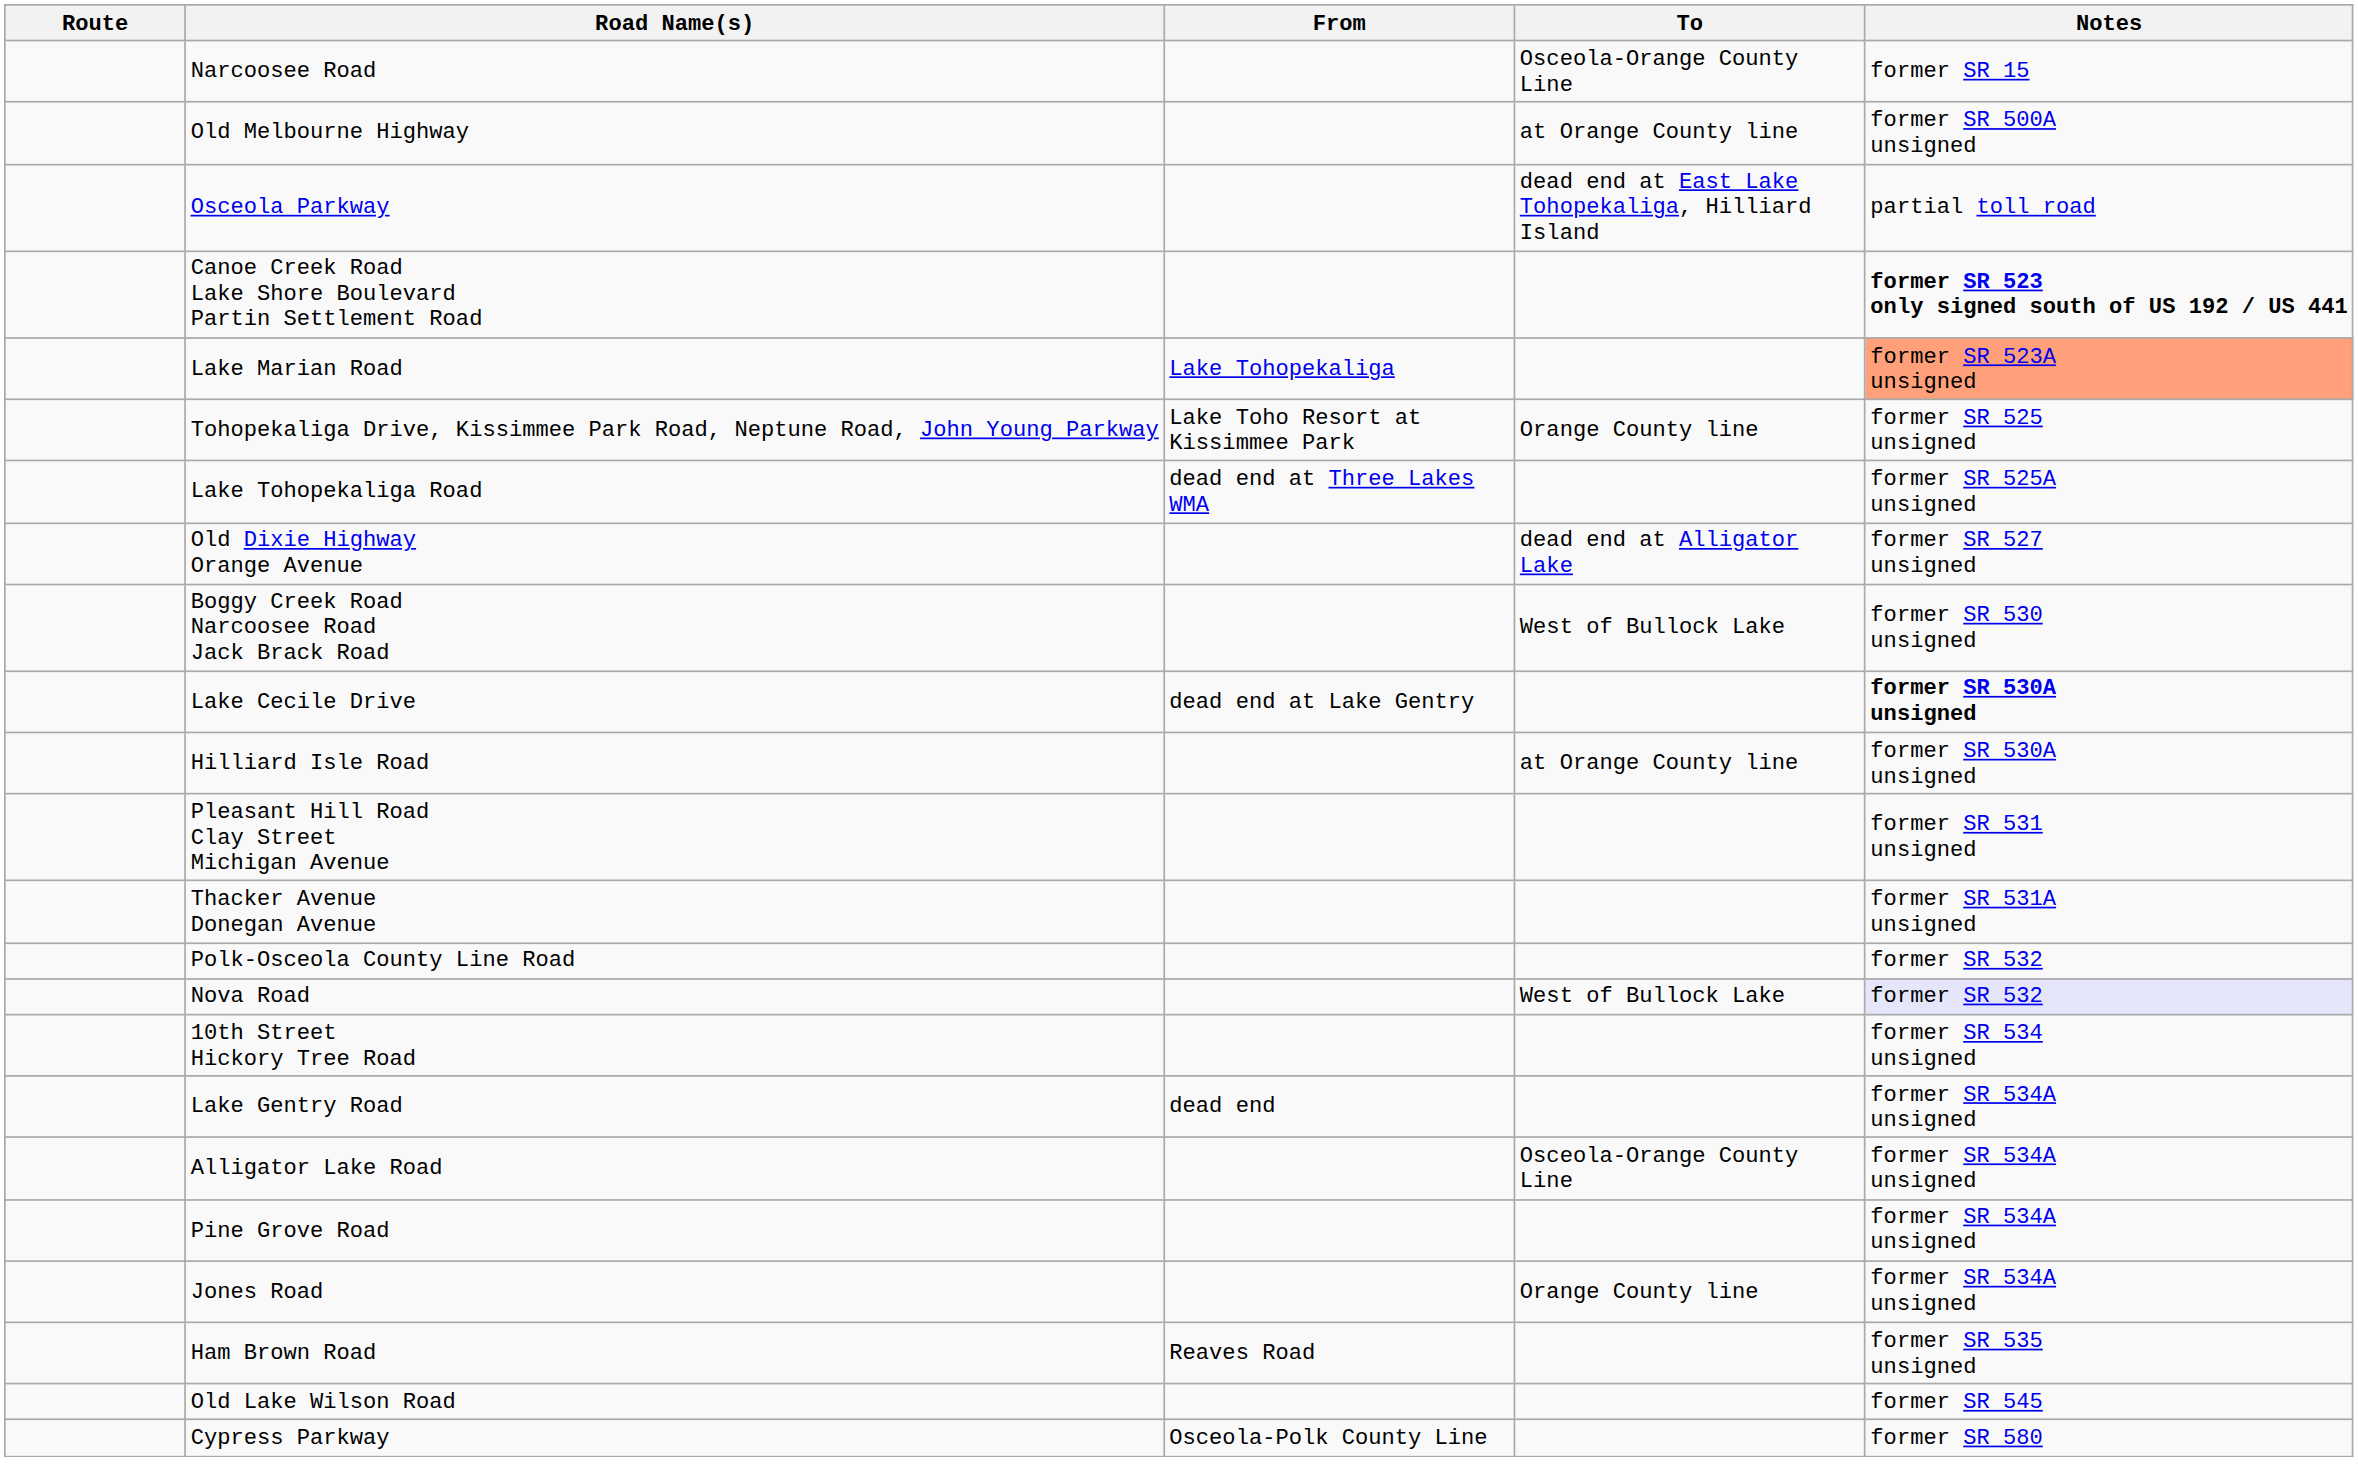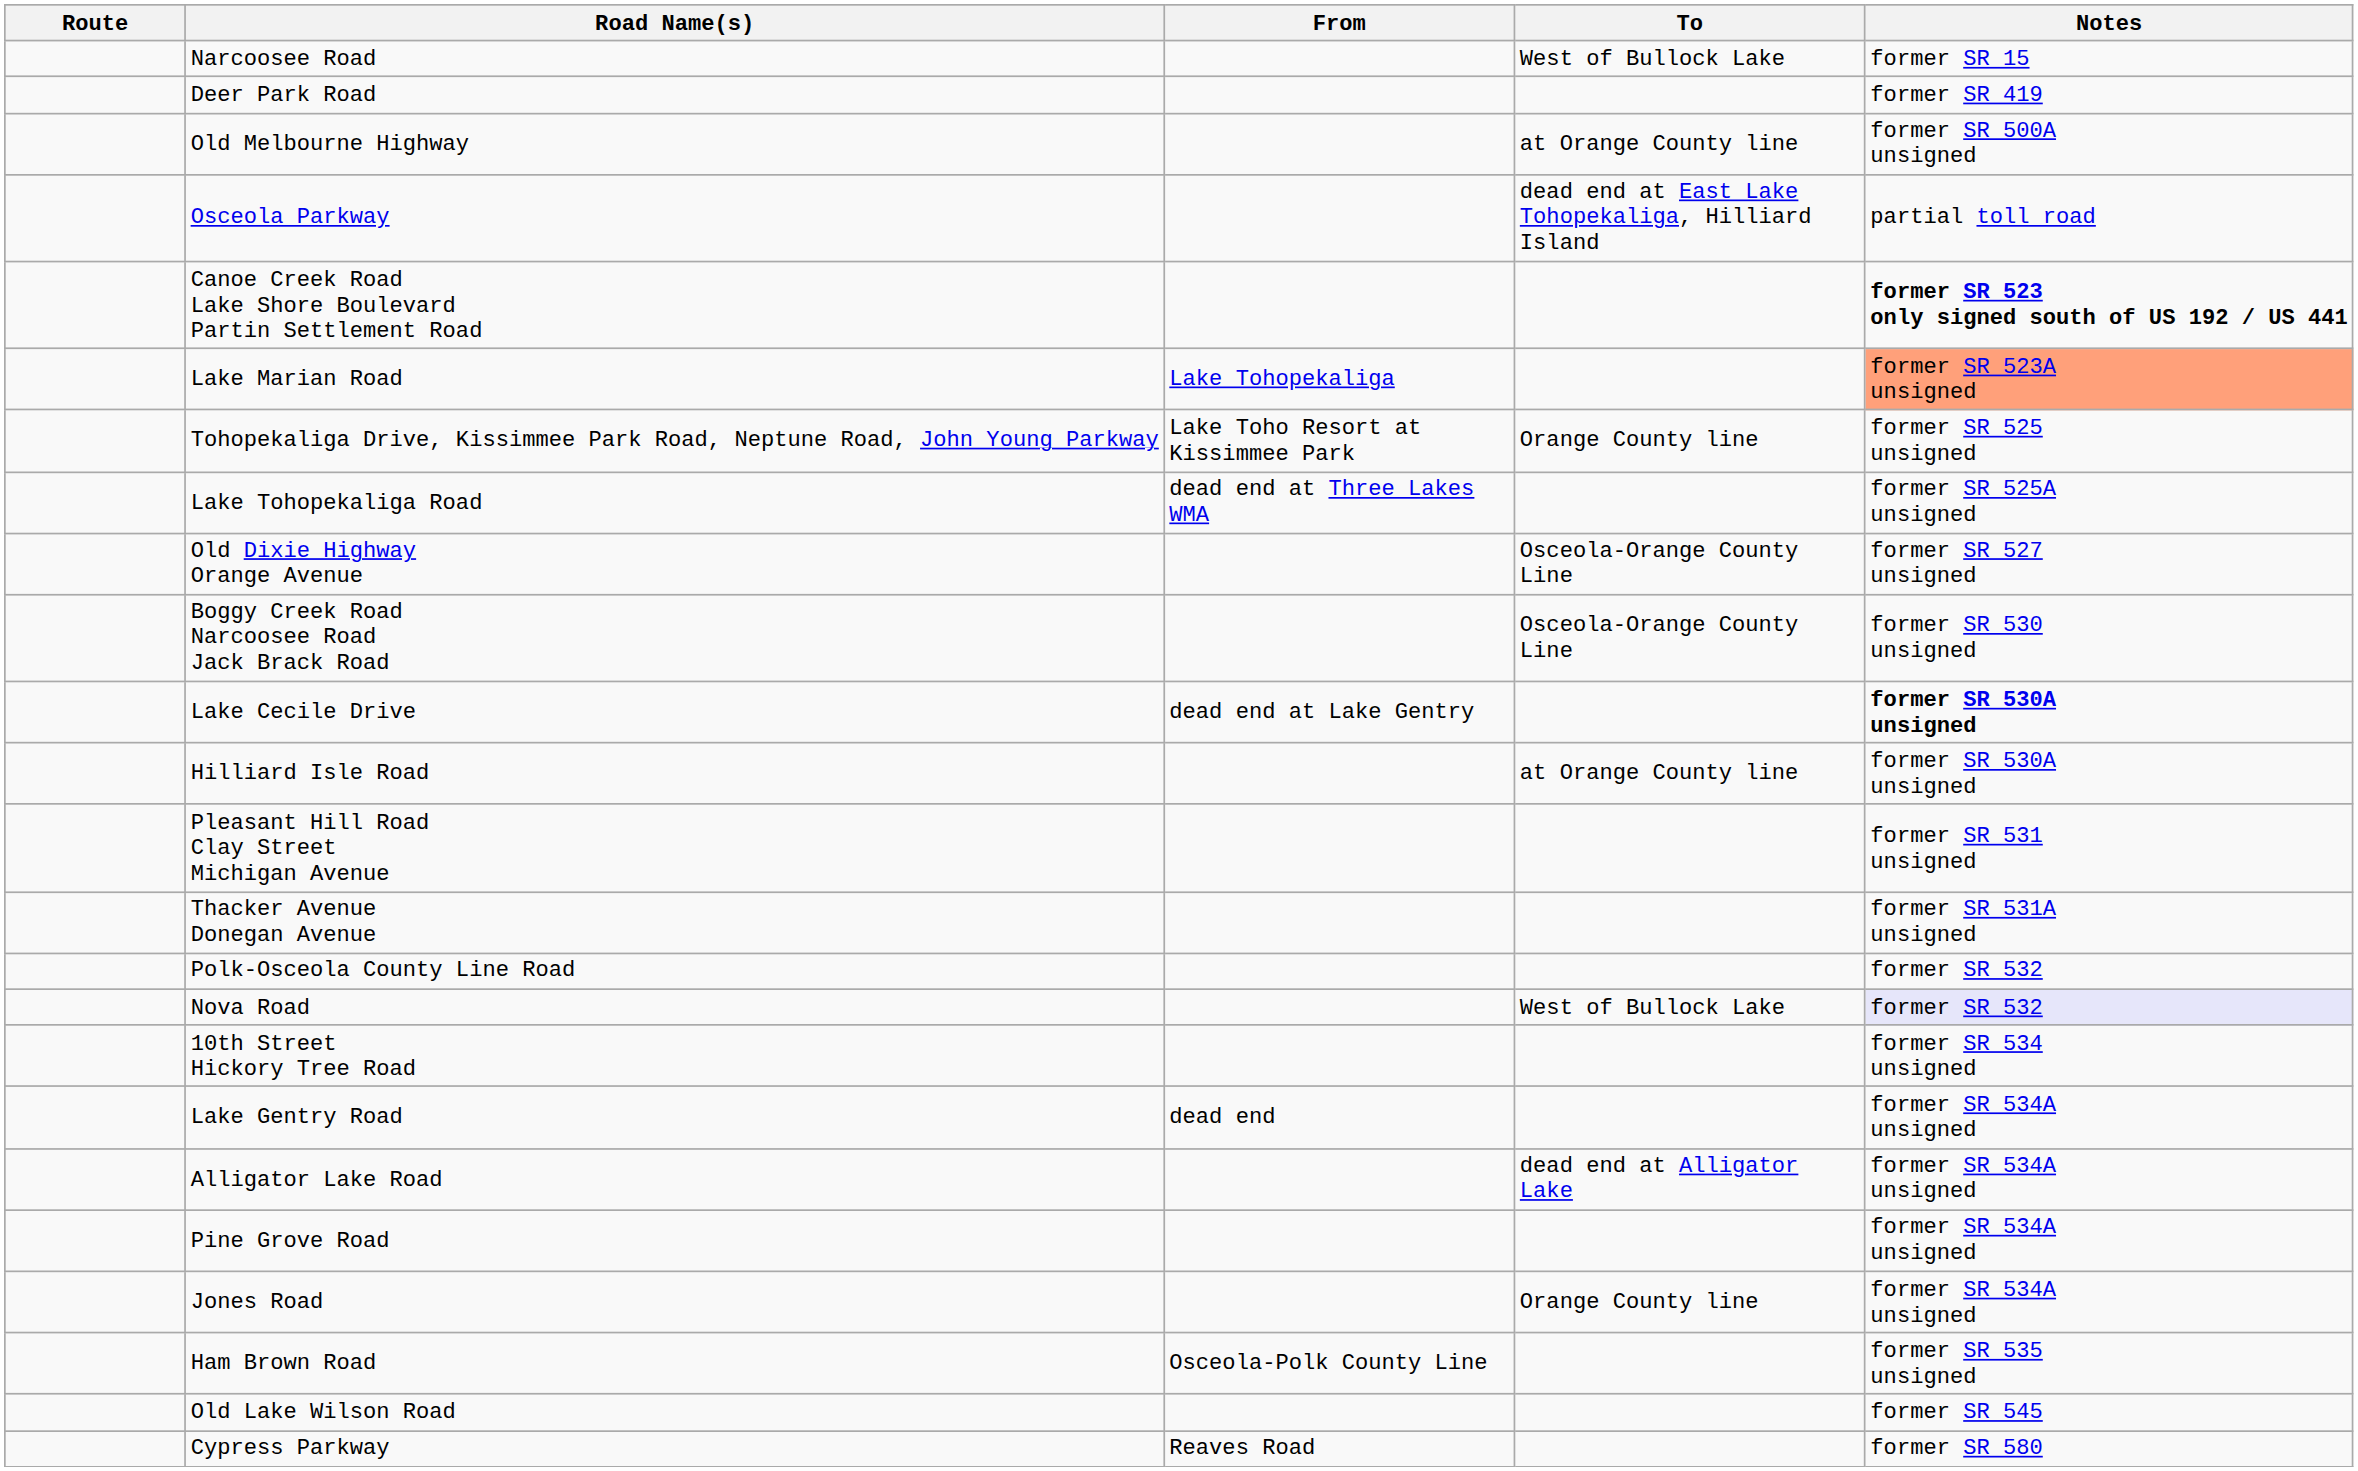(1659, 72) Osceola-Orange County Line -> (1652, 59) West of Bullock Lake
+ row: (283, 95)
(1659, 553) dead end at Alligator Lake -> (1659, 564) Osceola-Orange County Line
(1652, 628) West of Bullock Lake -> (1659, 638) Osceola-Orange County Line
(1659, 1168) Osceola-Orange County Line -> (1659, 1179) dead end at Alligator Lake
(1242, 1353) Reaves Road -> (1328, 1364) Osceola-Polk County Line
(1328, 1438) Osceola-Polk County Line -> (1242, 1448) Reaves Road
